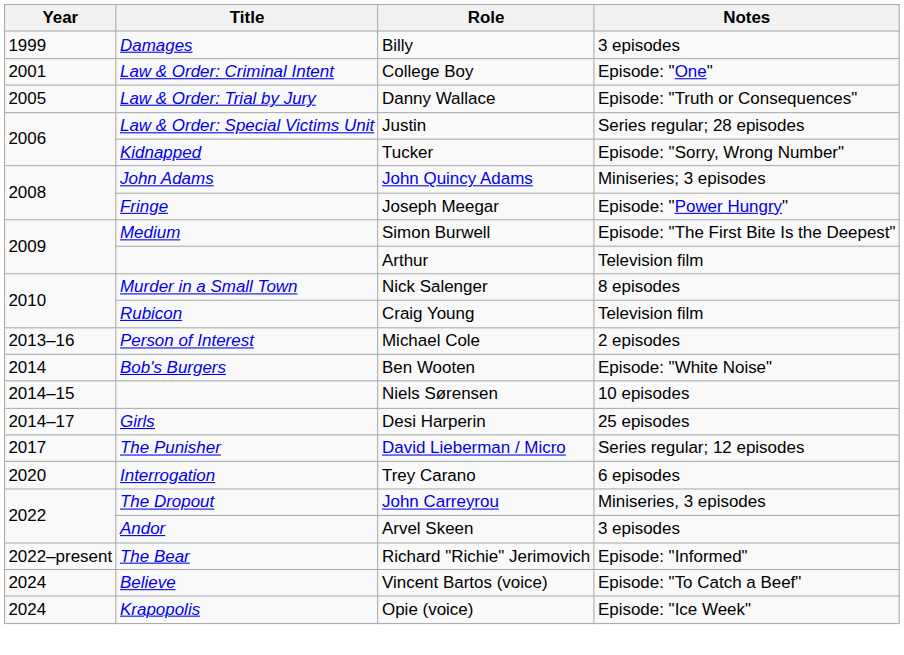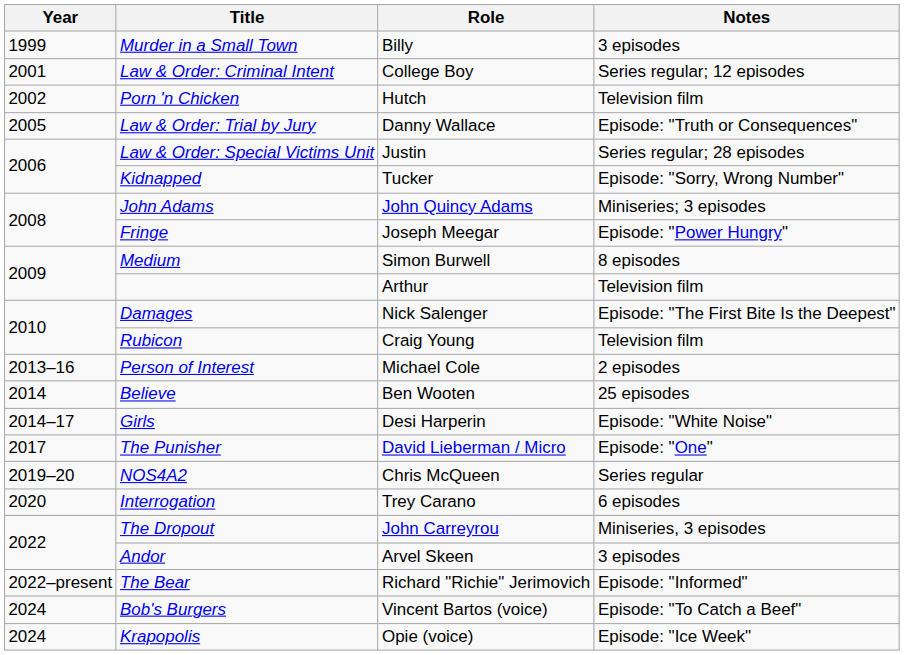(156, 44) Damages -> (209, 44) Murder in a Small Town
(655, 71) Episode: "One" -> (701, 71) Series regular; 12 episodes
+ row: (404, 98)
(747, 233) Episode: "The First Bite Is the Deepest" -> (639, 260) 8 episodes
(209, 286) Murder in a Small Town -> (156, 313) Damages
(639, 286) 8 episodes -> (747, 313) Episode: "The First Bite Is the Deepest"
(173, 367) Bob's Burgers -> (148, 394) Believe
(685, 367) Episode: "White Noise" -> (644, 394) 25 episodes
- row: (440, 394)
(644, 421) 25 episodes -> (685, 421) Episode: "White Noise"
(701, 448) Series regular; 12 episodes -> (655, 448) Episode: "One"
+ row: (441, 475)
(148, 582) Believe -> (173, 609) Bob's Burgers
